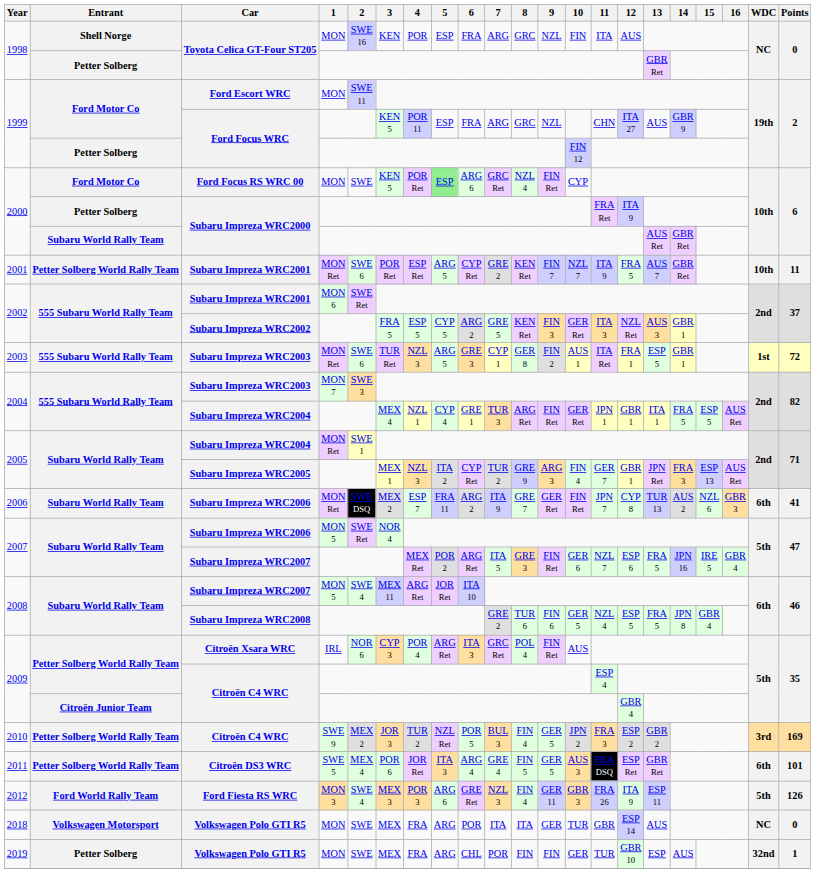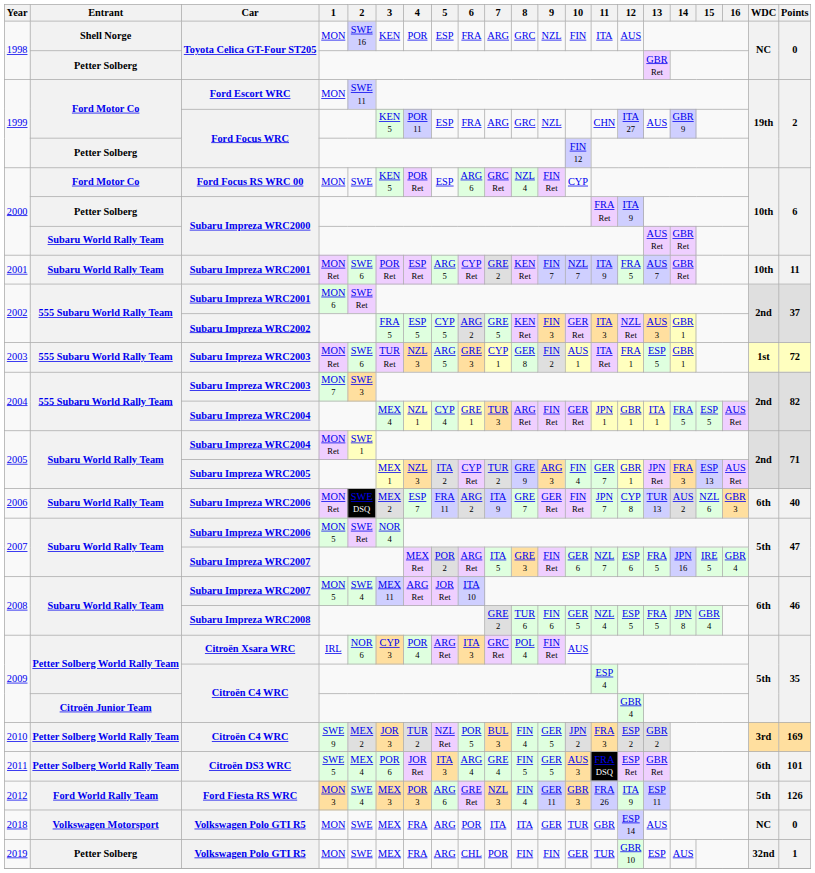(445, 181) lightgreen background -> (445, 181) no background
(106, 269) Petter Solberg World Rally Team -> (106, 269) Subaru World Rally Team
(795, 503) 41 -> (795, 503) 40
